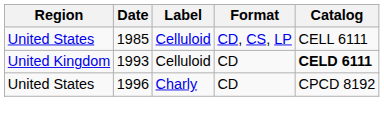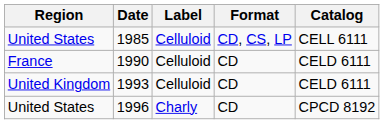+ row: (133, 61)
(335, 61) bold -> (335, 84) normal
